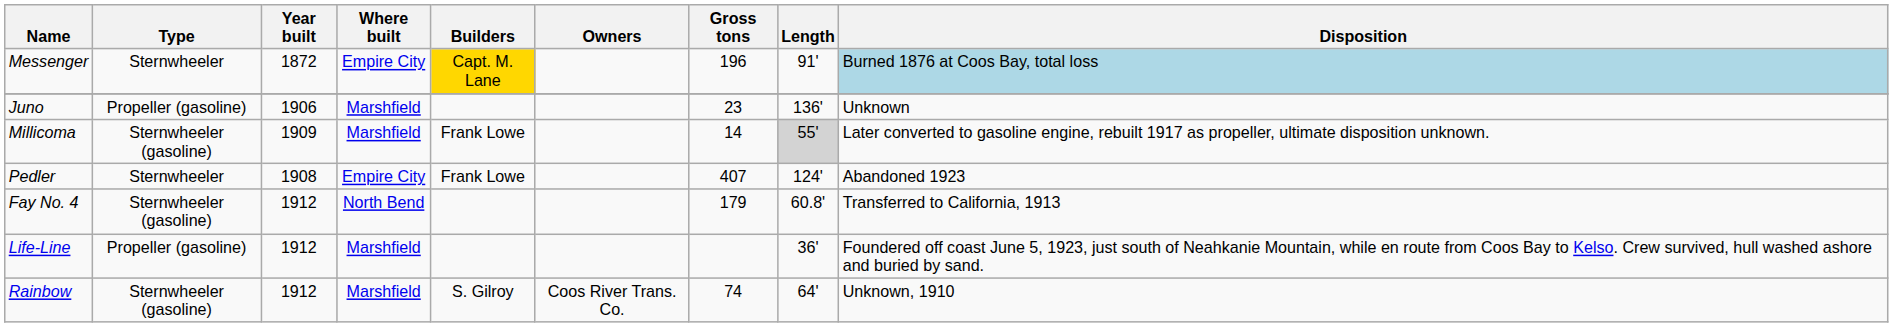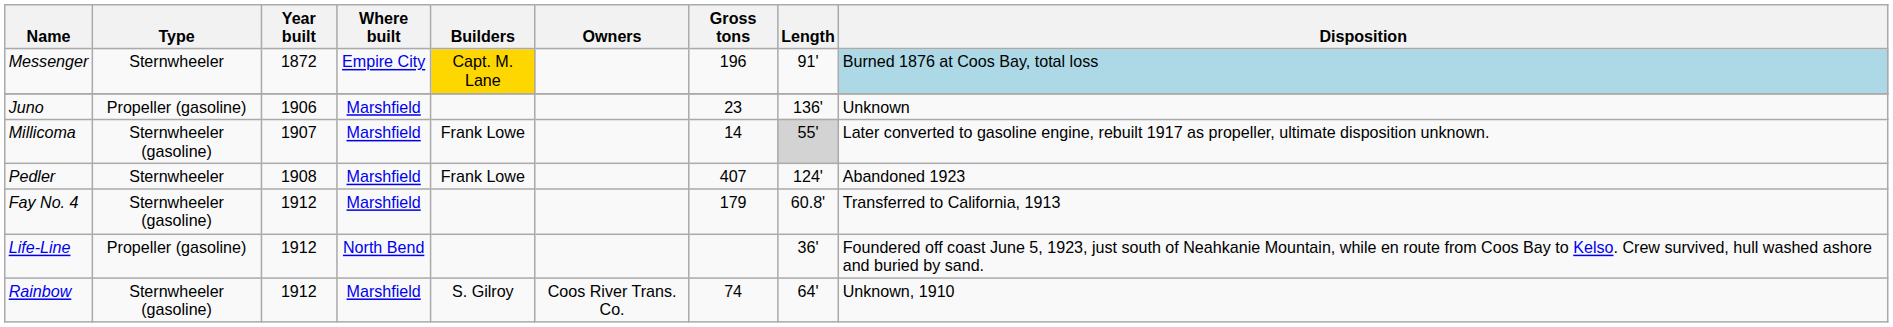(299, 132) 1909 -> (299, 132) 1907
(384, 176) Empire City -> (384, 176) Marshfield
(384, 202) North Bend -> (384, 202) Marshfield
(384, 247) Marshfield -> (384, 247) North Bend
